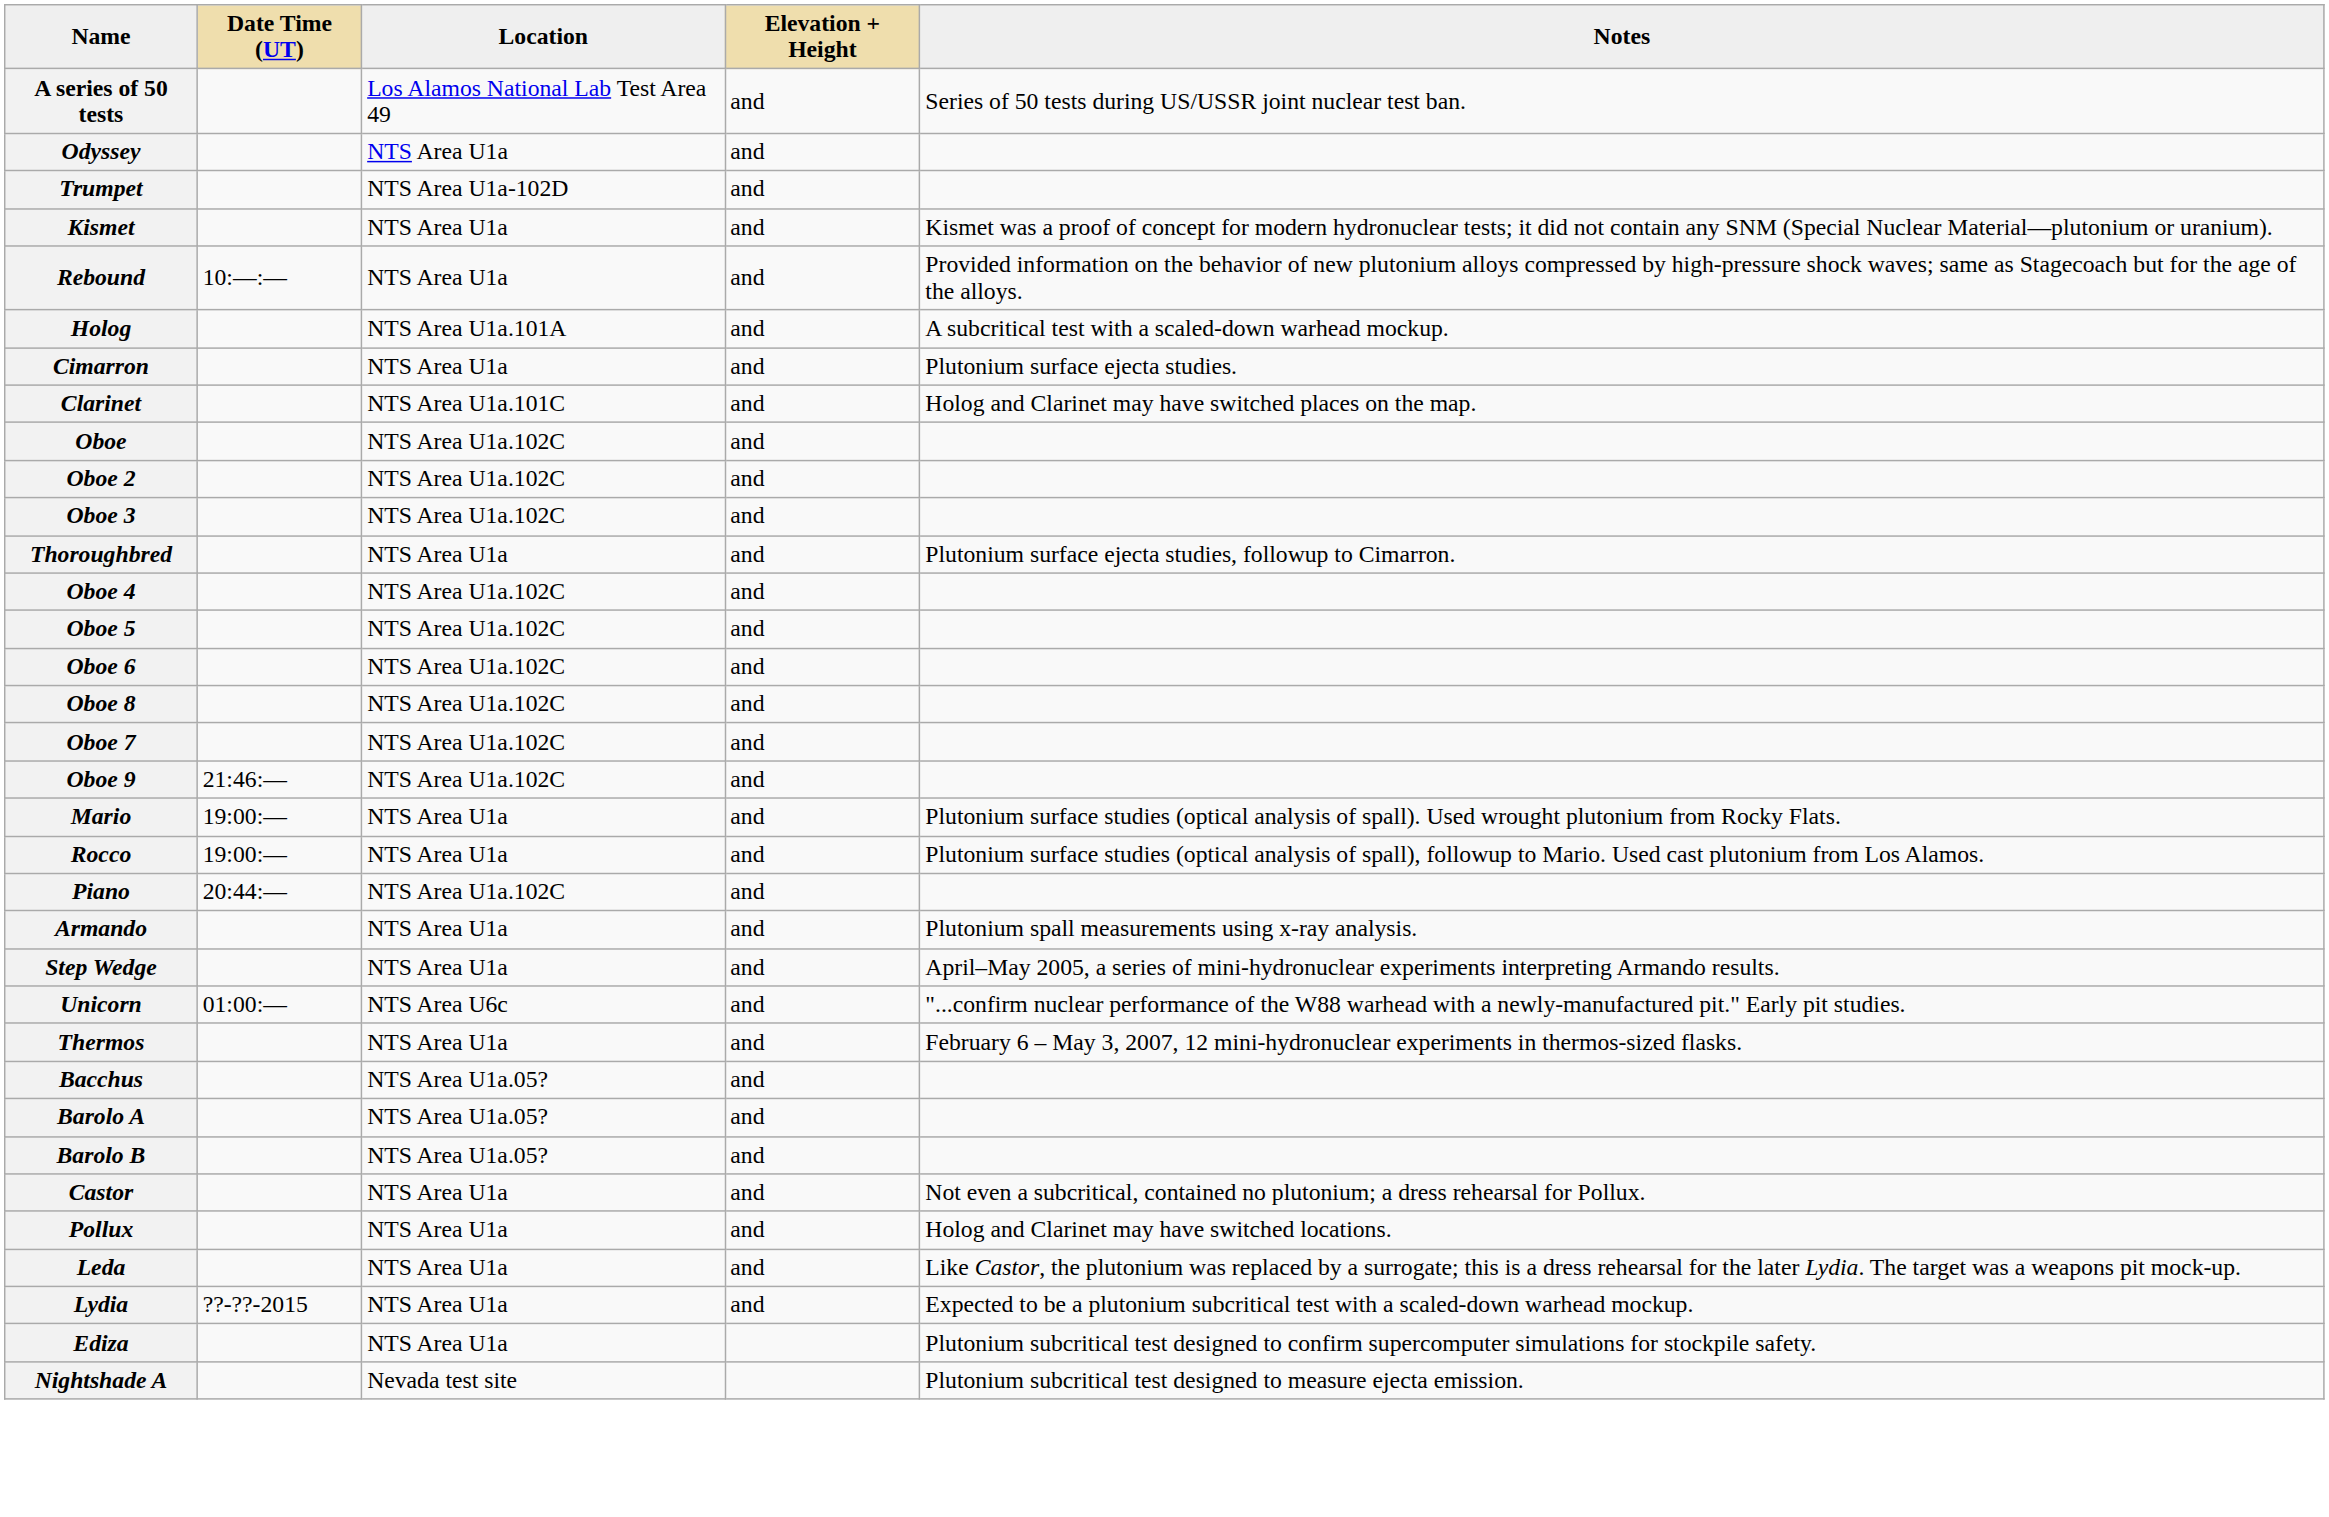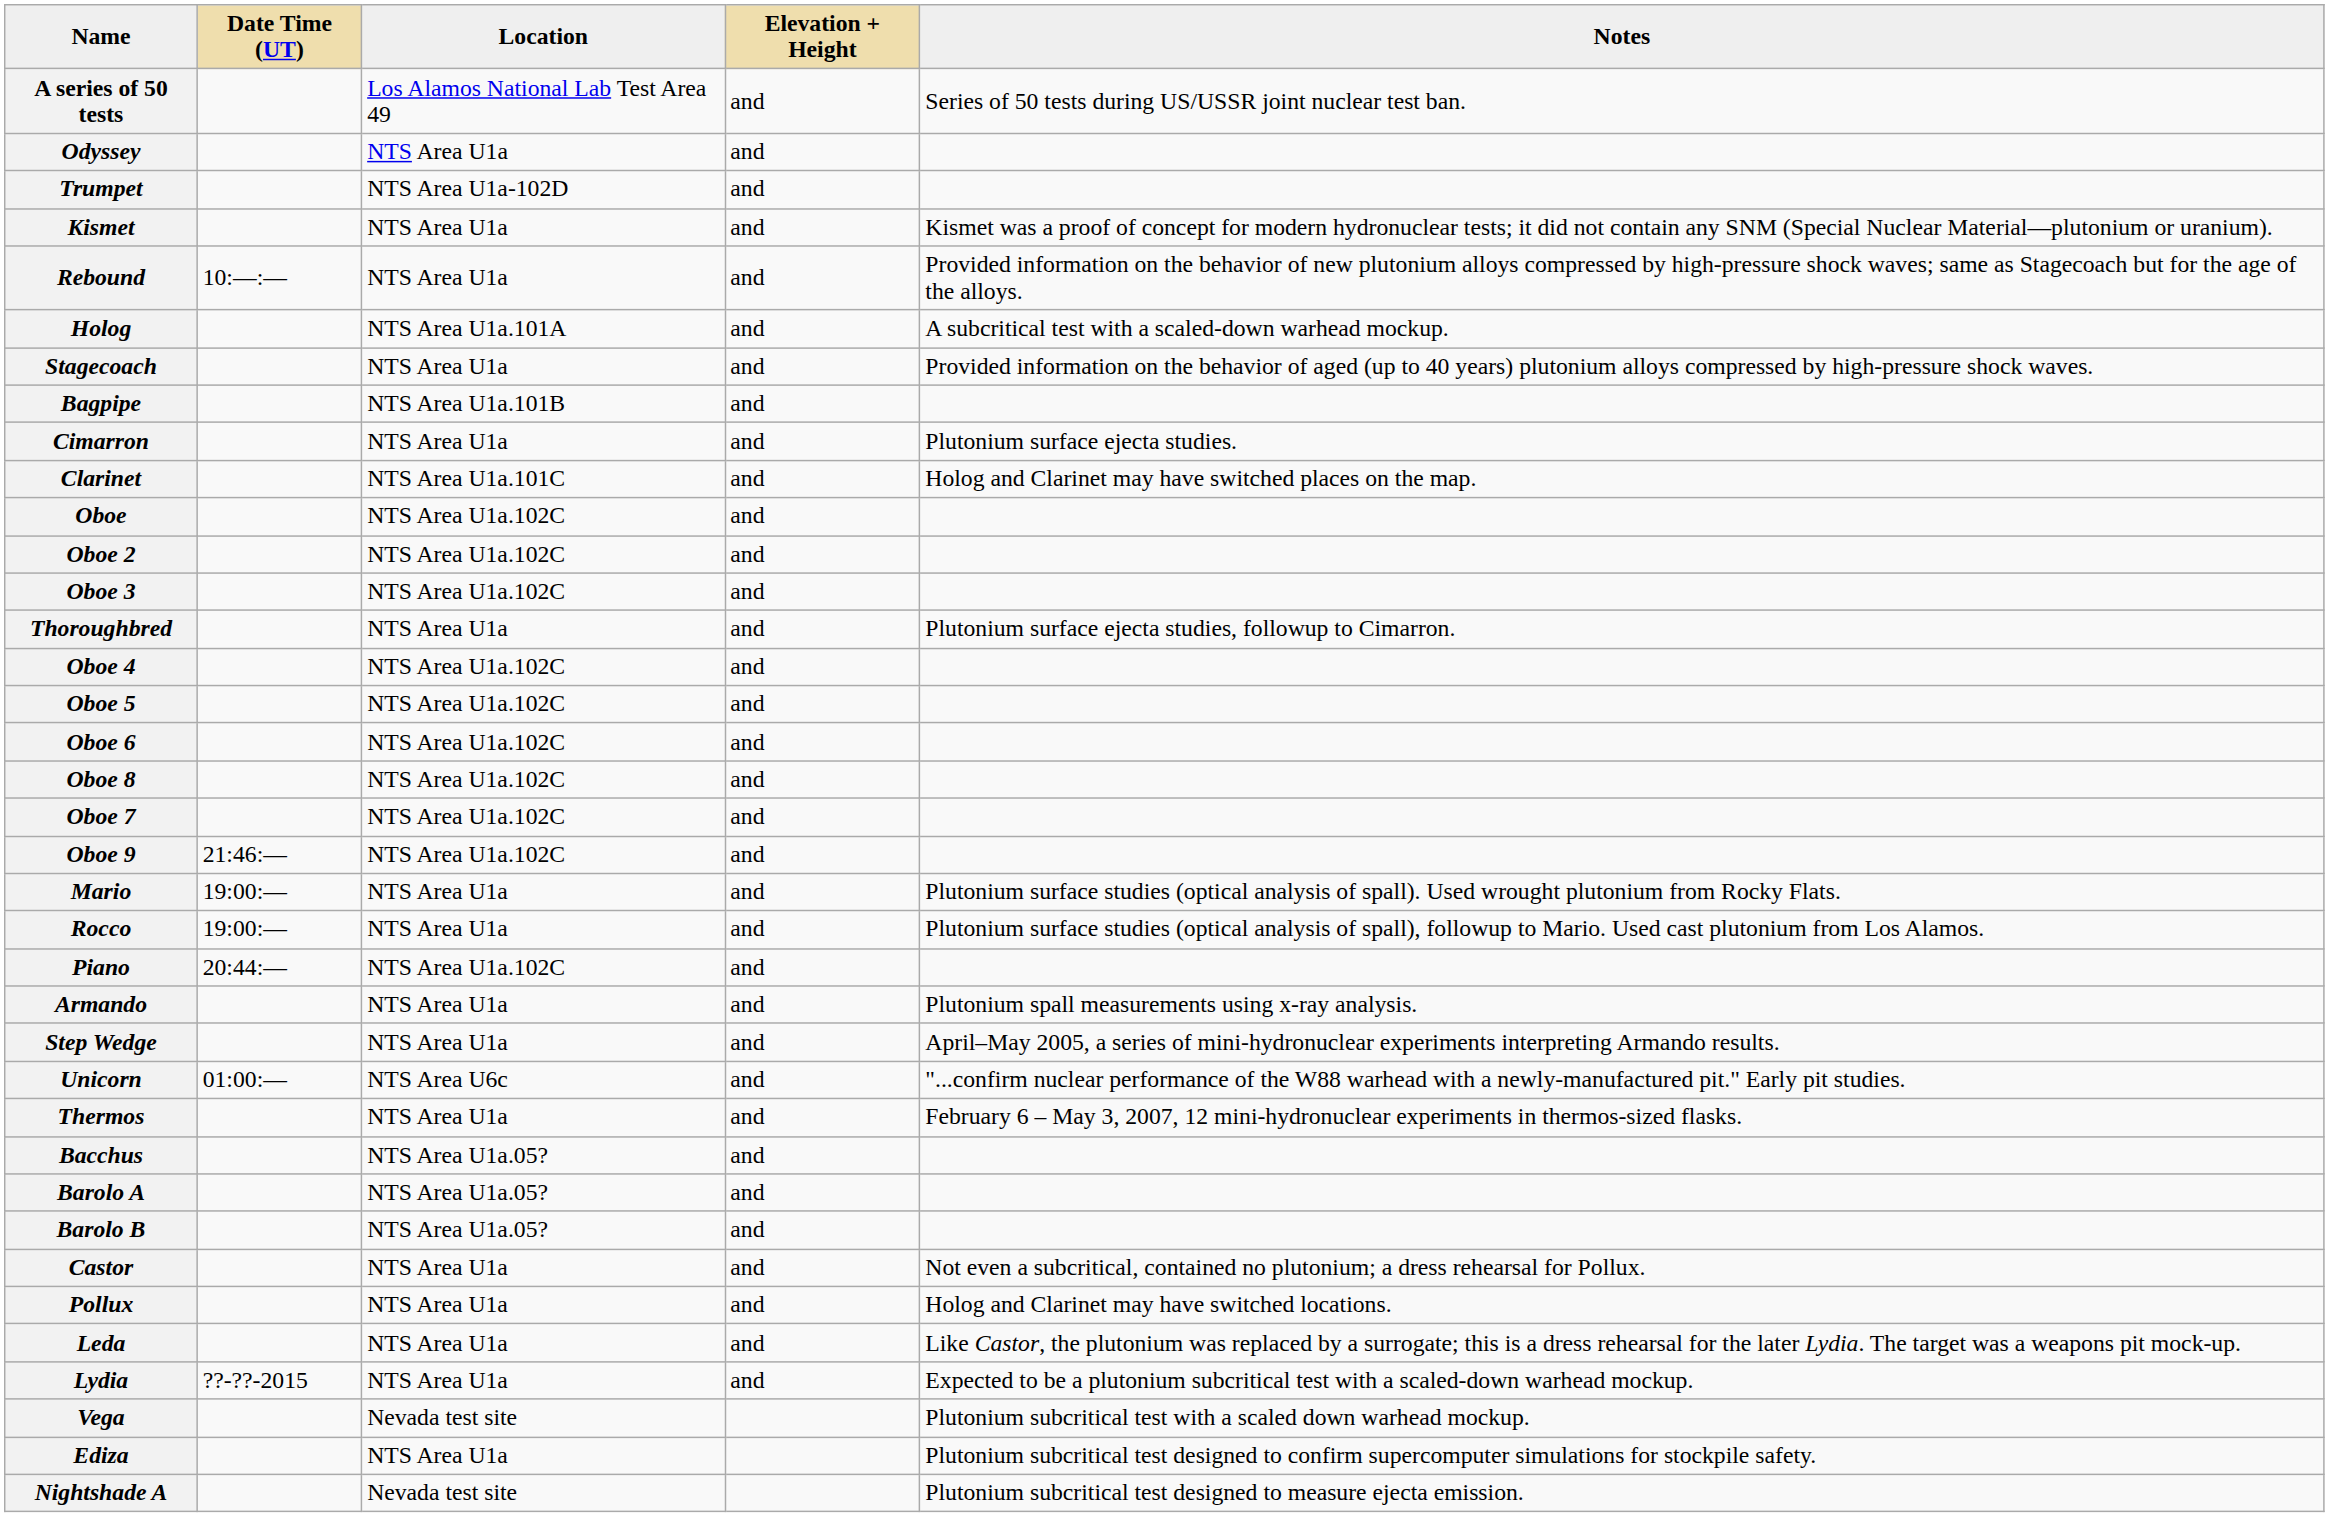+ row: (101, 366)
+ row: (101, 403)
+ row: (101, 1417)
